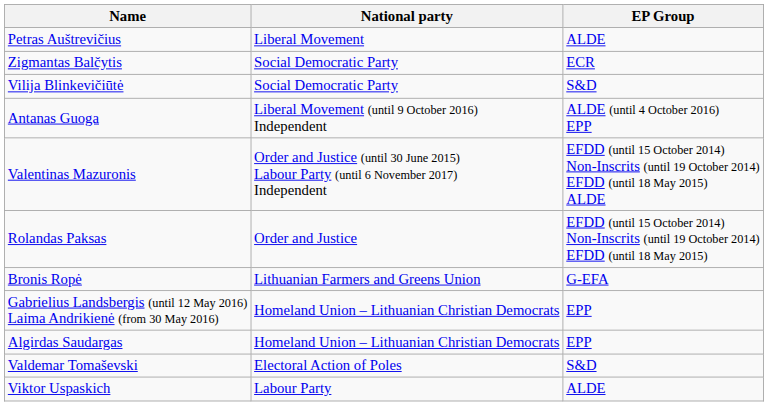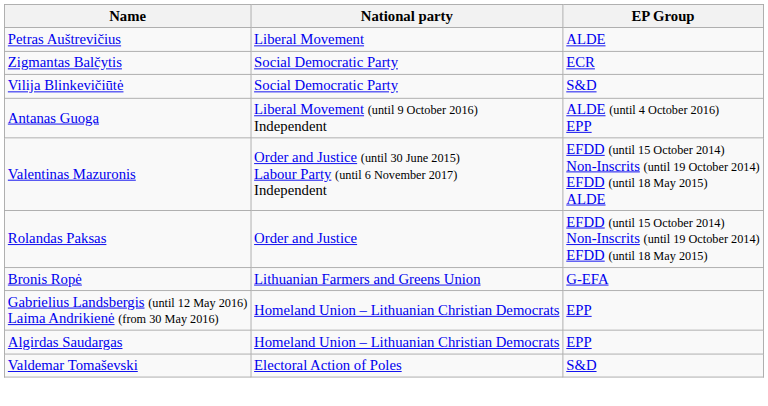- row: (59, 388)
